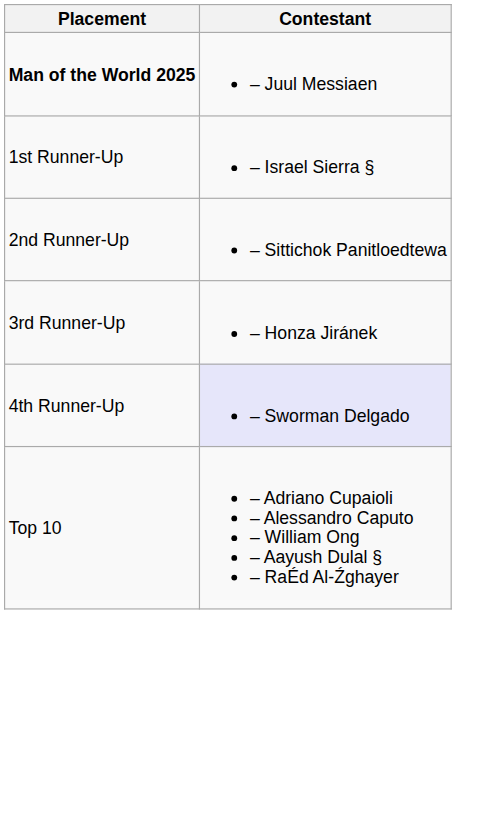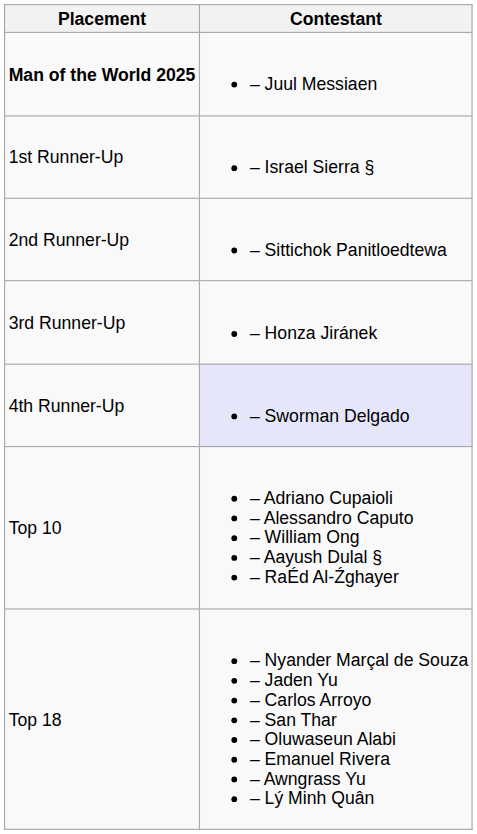+ row: (35, 719)
